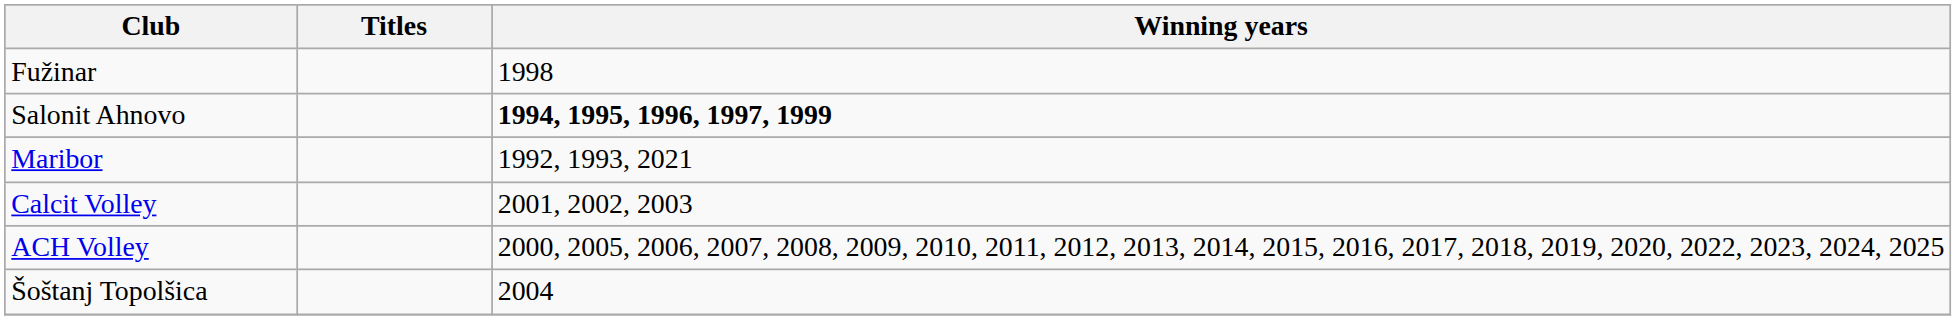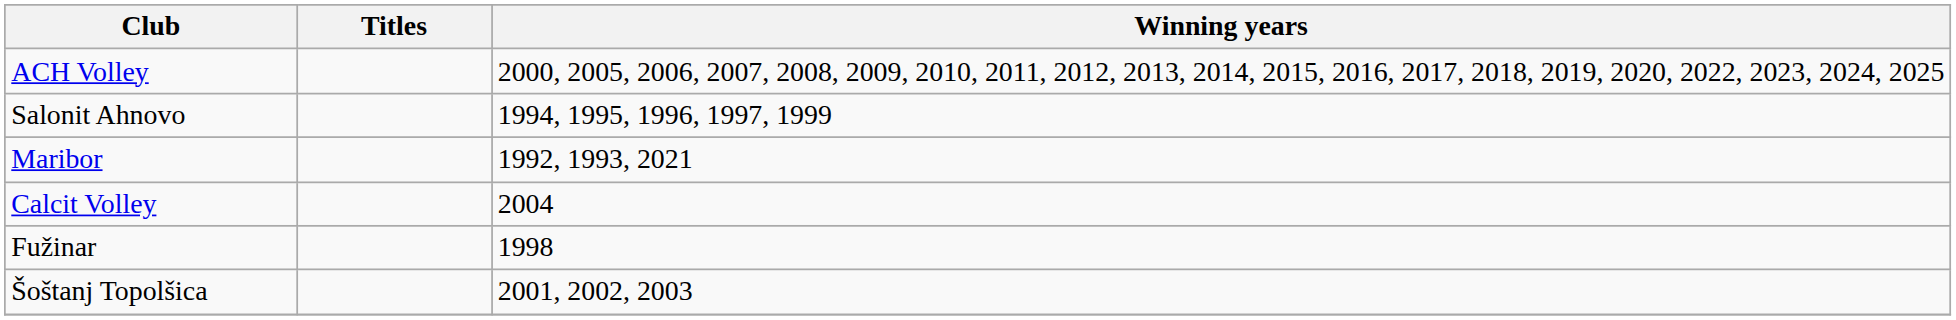rows swapped: (80, 247) <-> (54, 70)
(665, 114) bold -> (665, 114) normal
(595, 203) 2001, 2002, 2003 -> (526, 203) 2004
(526, 291) 2004 -> (595, 291) 2001, 2002, 2003
